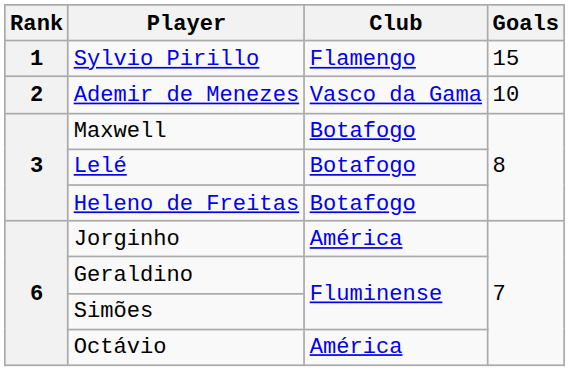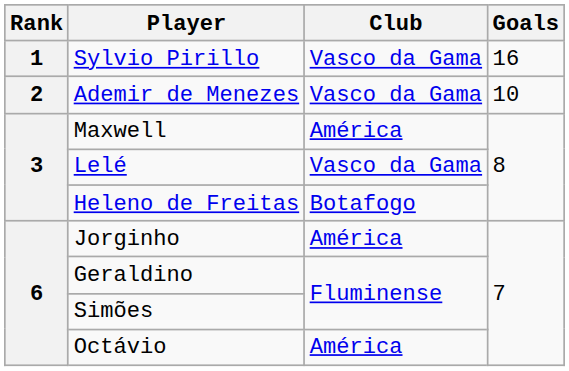(363, 59) Flamengo -> (396, 59) Vasco da Gama
(506, 59) 15 -> (506, 59) 16
(363, 131) Botafogo -> (356, 131) América
(363, 167) Botafogo -> (396, 167) Vasco da Gama
